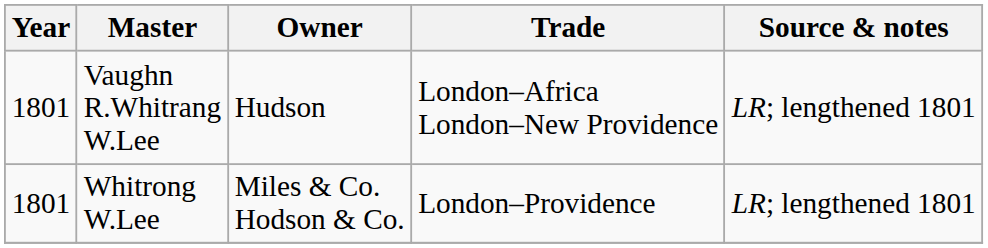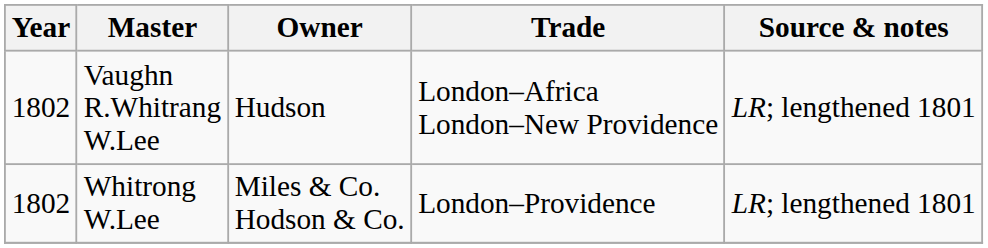(41, 107) 1801 -> (41, 107) 1802
(41, 202) 1801 -> (41, 202) 1802
